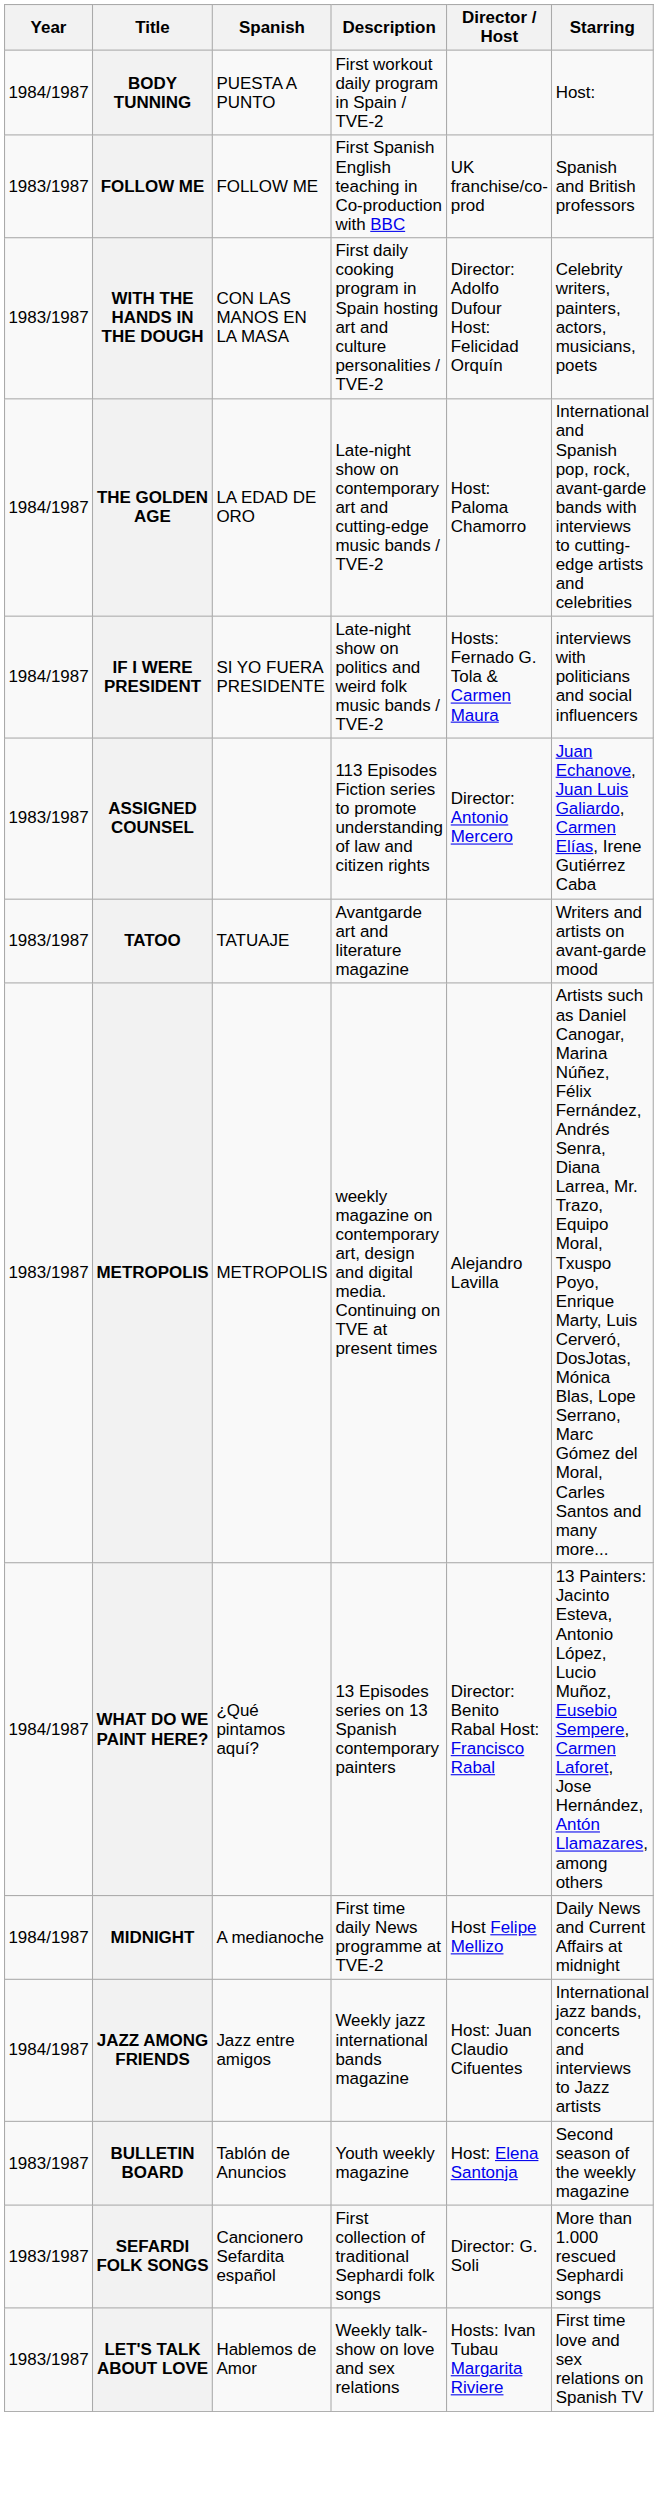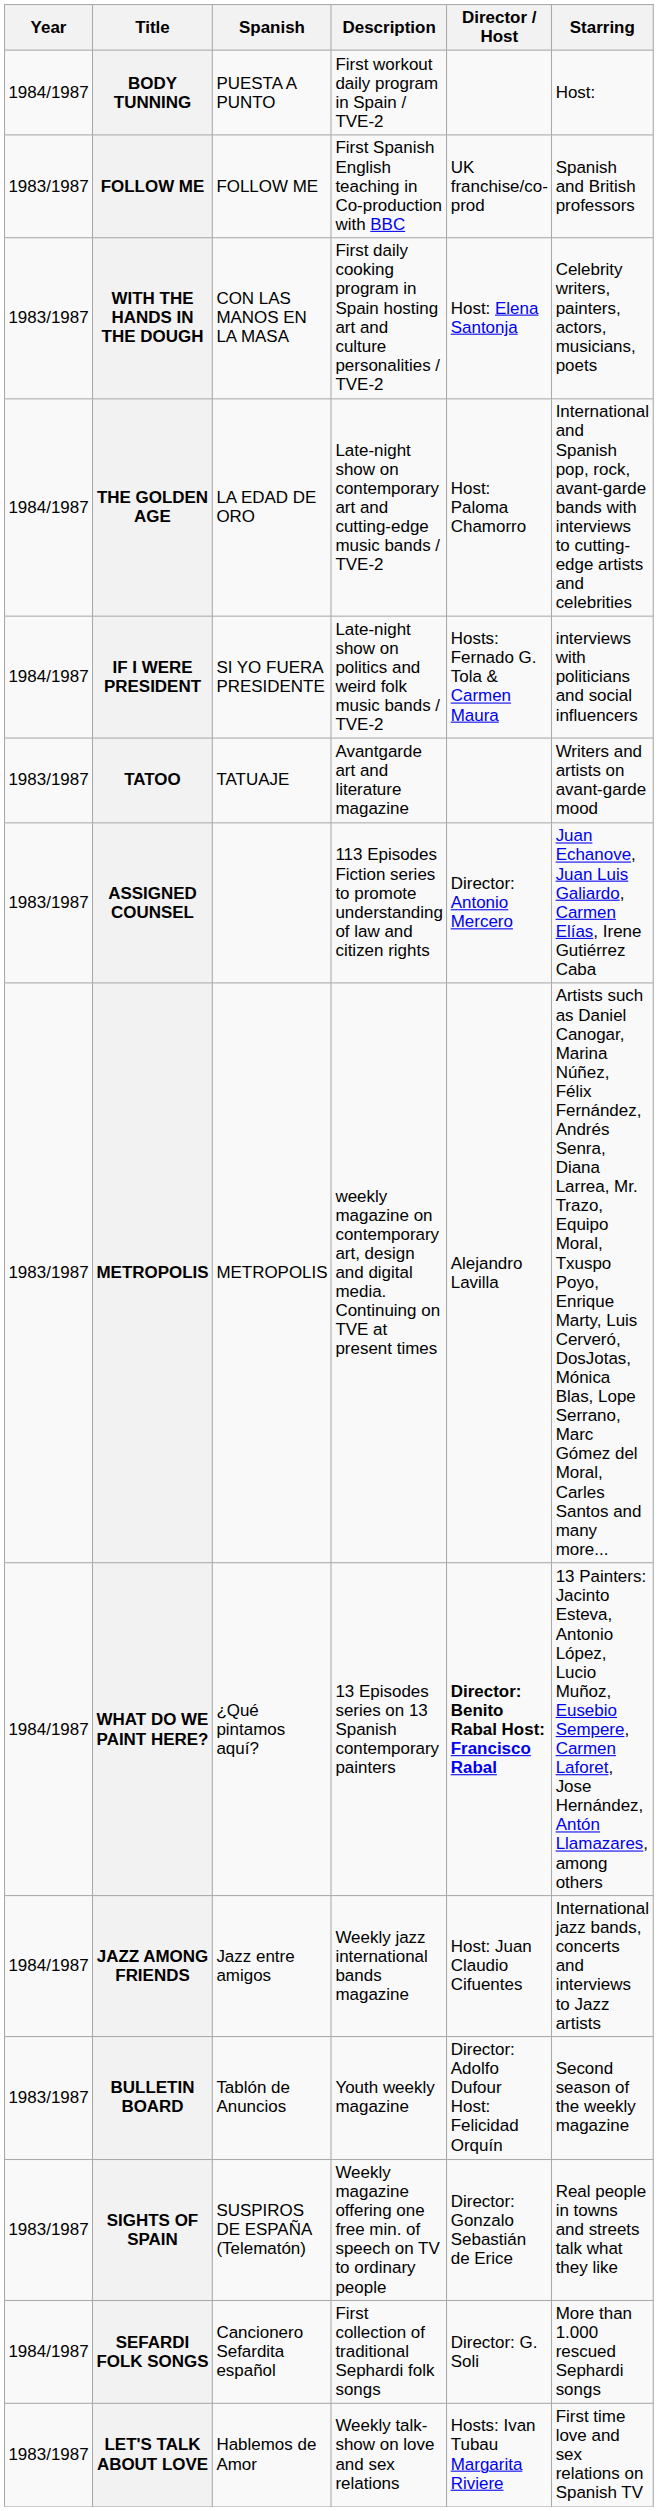(485, 318) Director: Adolfo Dufour Host: Felicidad Orquín -> (495, 318) Host: Elena Santonja
rows swapped: (152, 940) <-> (152, 818)
(495, 1729) normal -> (498, 1729) bold
- row: (152, 1937)
(495, 2162) Host: Elena Santonja -> (485, 2097) Director: Adolfo Dufour Host: Felicidad Orquín
+ row: (152, 2229)
(49, 2256) 1983/1987 -> (49, 2351) 1984/1987
